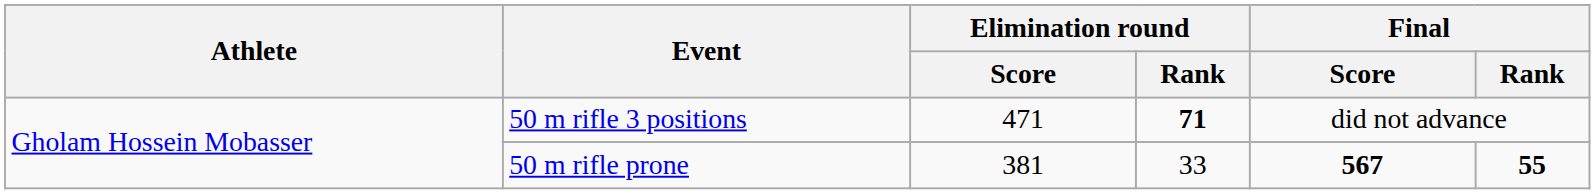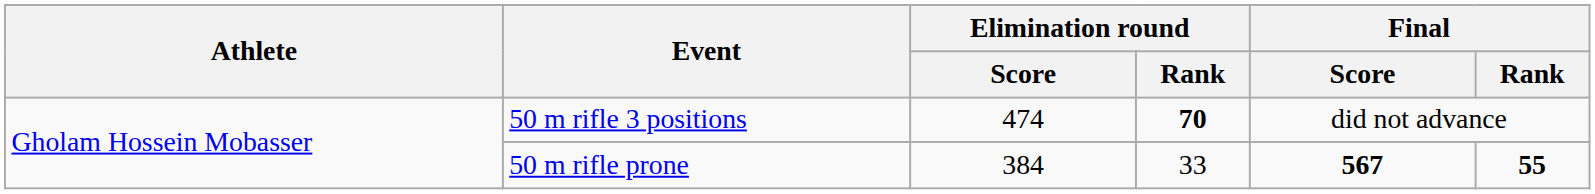(1023, 119) 471 -> (1023, 119) 474
(1193, 119) 71 -> (1193, 119) 70
(1023, 165) 381 -> (1023, 165) 384
